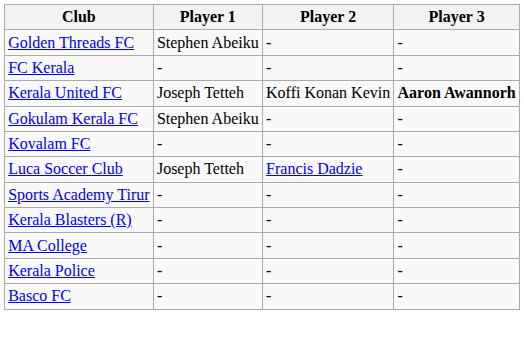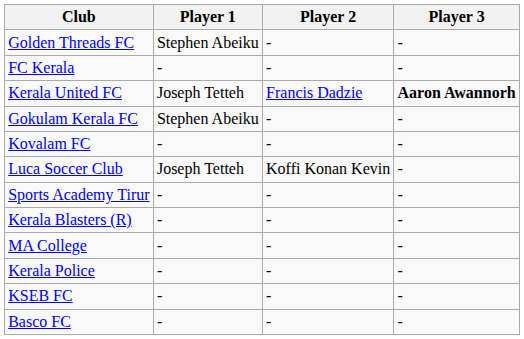(328, 93) Koffi Konan Kevin -> (314, 93) Francis Dadzie
(314, 169) Francis Dadzie -> (328, 169) Koffi Konan Kevin
+ row: (40, 296)
